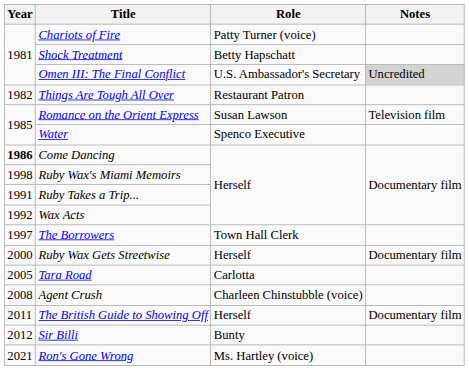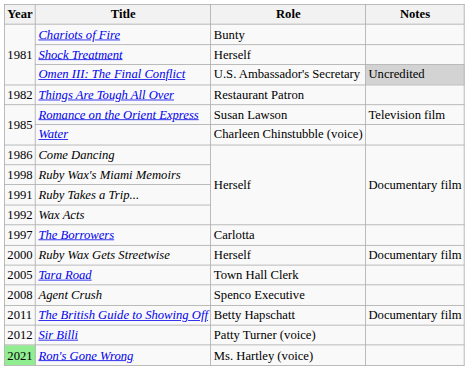(265, 34) Patty Turner (voice) -> (229, 34) Bunty
(254, 54) Betty Hapschatt -> (232, 54) Herself
(259, 134) Spenco Executive -> (288, 134) Charleen Chinstubble (voice)
(20, 154) bold -> (20, 154) normal
(256, 235) Town Hall Clerk -> (234, 235) Carlotta
(234, 275) Carlotta -> (256, 275) Town Hall Clerk
(288, 295) Charleen Chinstubble (voice) -> (259, 295) Spenco Executive
(232, 315) Herself -> (254, 315) Betty Hapschatt
(229, 335) Bunty -> (265, 335) Patty Turner (voice)
(20, 355) no background -> (20, 355) lightgreen background
